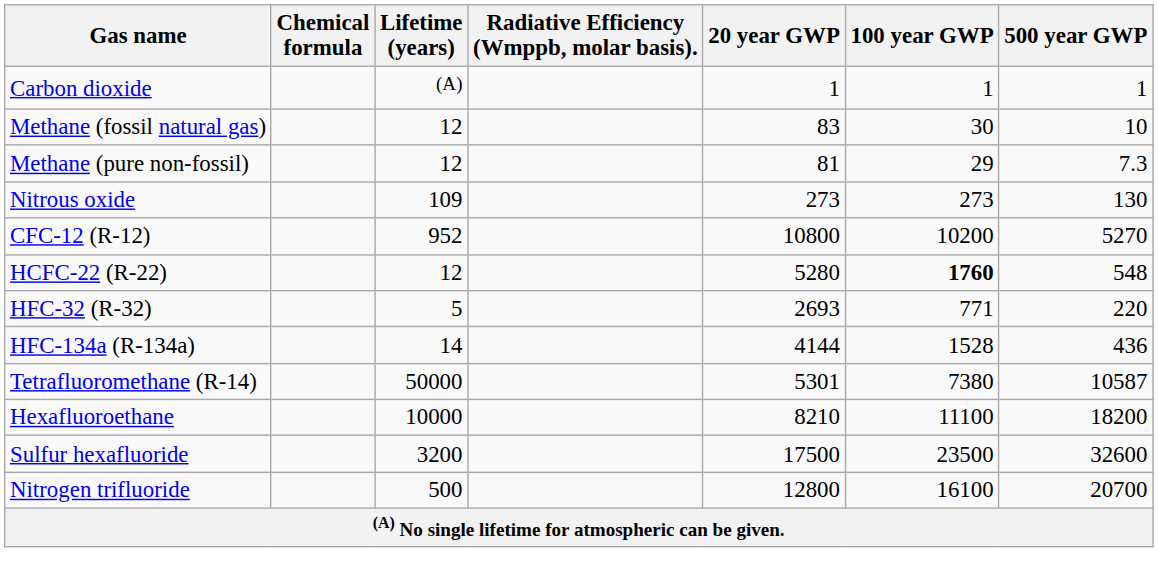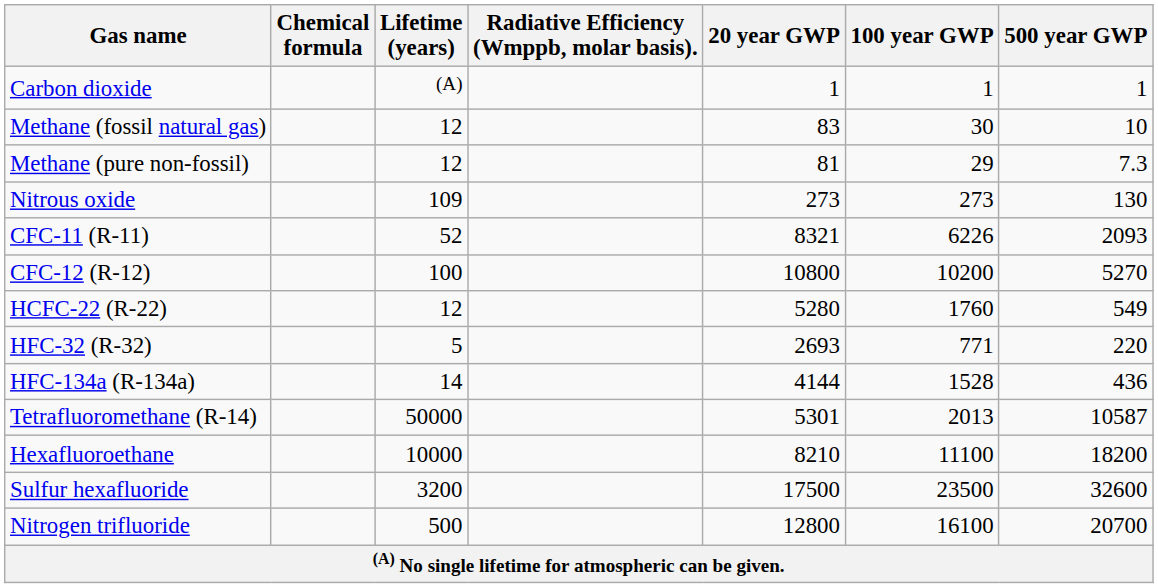+ row: (79, 236)
(445, 236) 952 -> (445, 272) 100
(971, 272) bold -> (971, 308) normal
(1130, 272) 548 -> (1130, 308) 549
(971, 381) 7380 -> (971, 417) 2013
